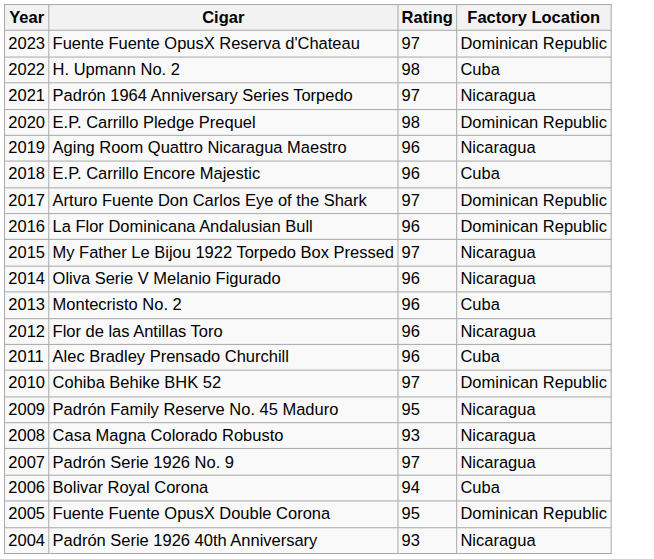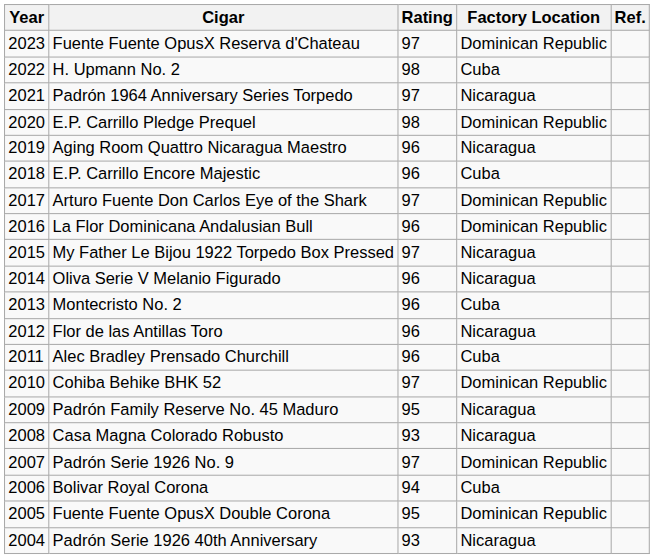+ column: (630, 17)
(498, 461) Nicaragua -> (534, 461) Dominican Republic
